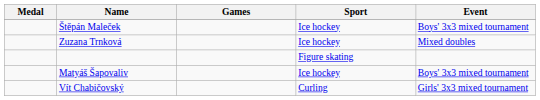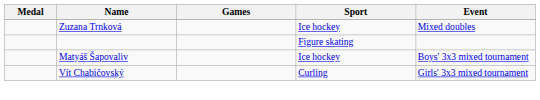- row: (90, 27)
